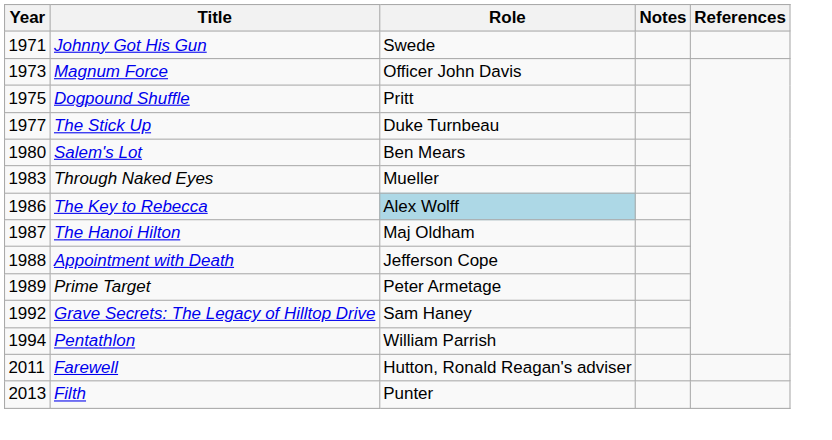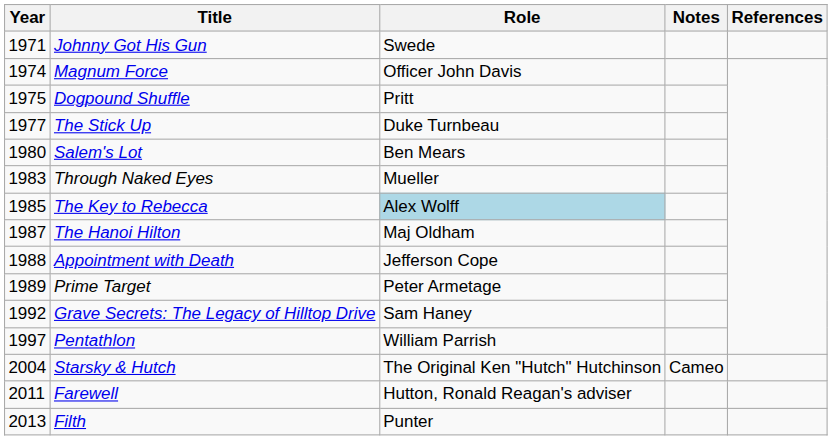(27, 71) 1973 -> (27, 71) 1974
(27, 206) 1986 -> (27, 206) 1985
(27, 340) 1994 -> (27, 340) 1997
+ row: (115, 367)
